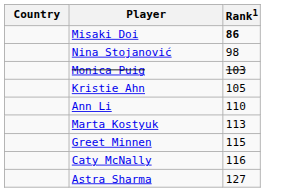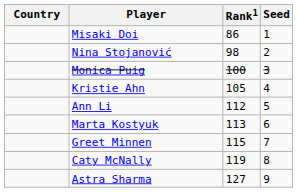+ column: (277, 15)
(232, 34) bold -> (232, 34) normal
(236, 70) 103 -> (236, 70) 100
(236, 106) 110 -> (236, 106) 112
(236, 160) 116 -> (236, 160) 119
